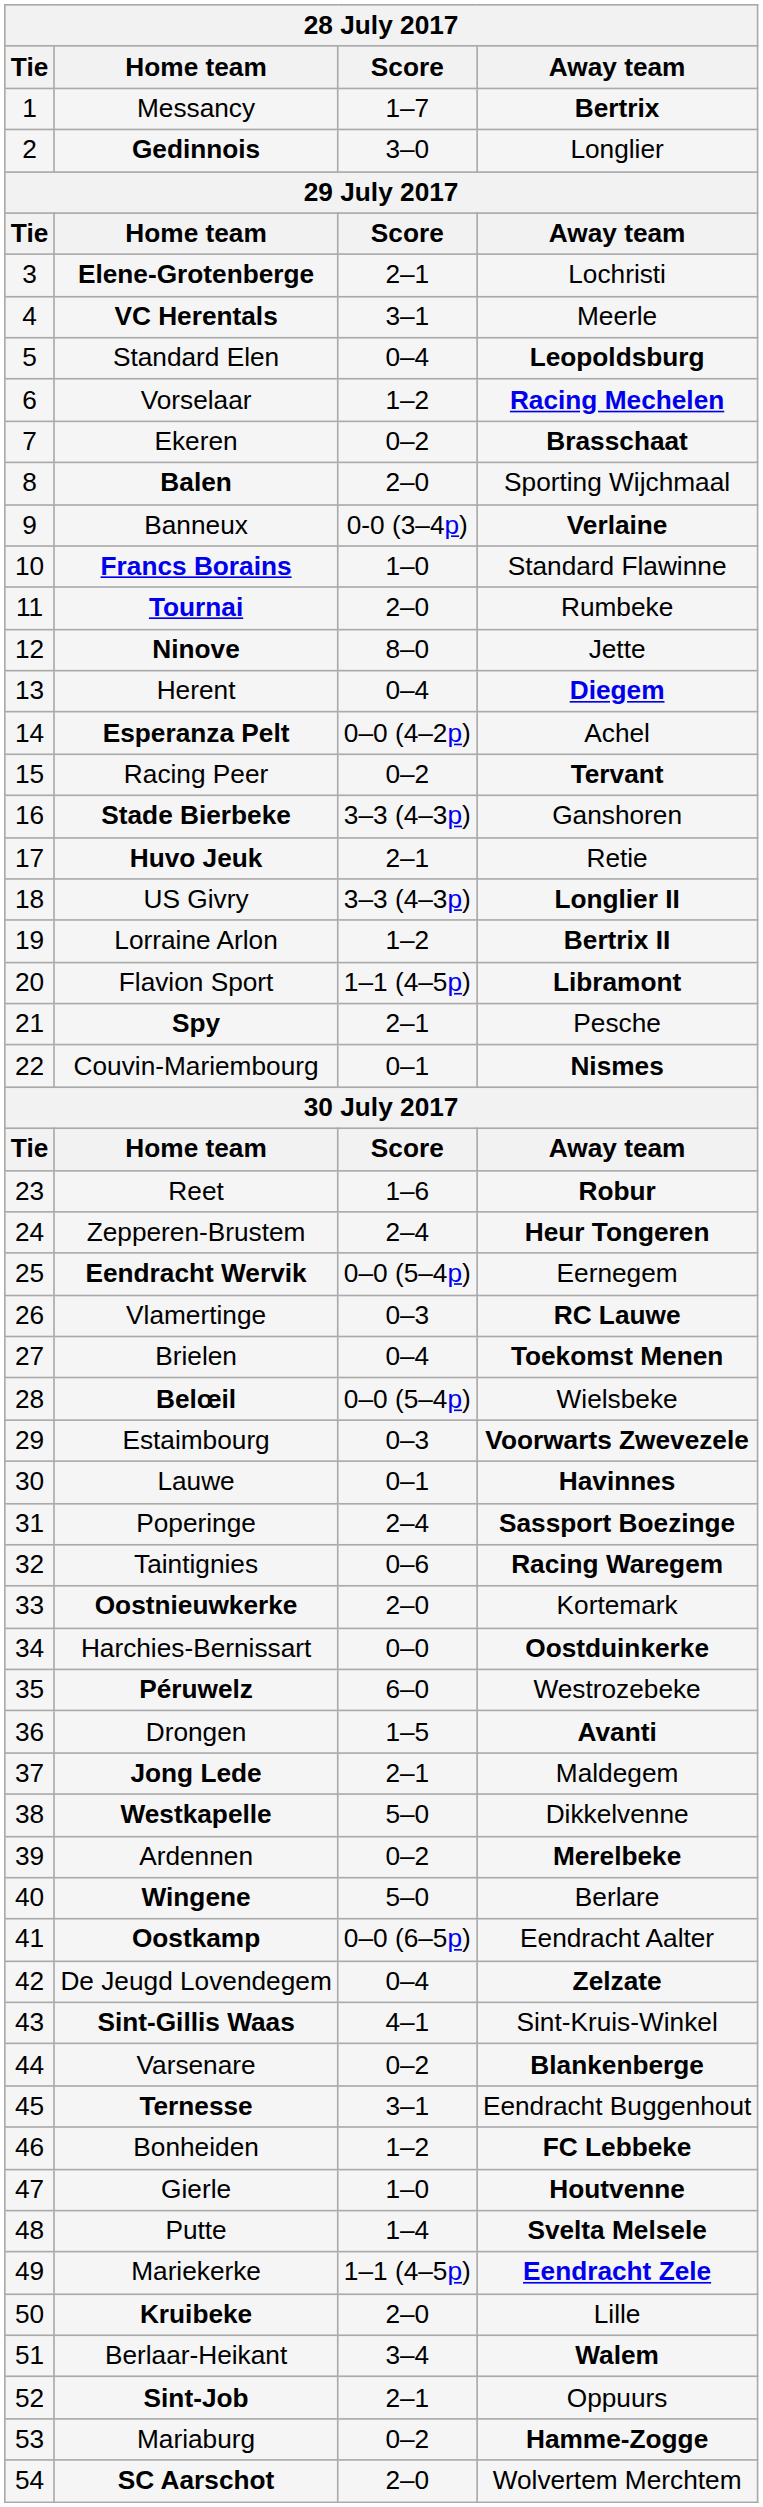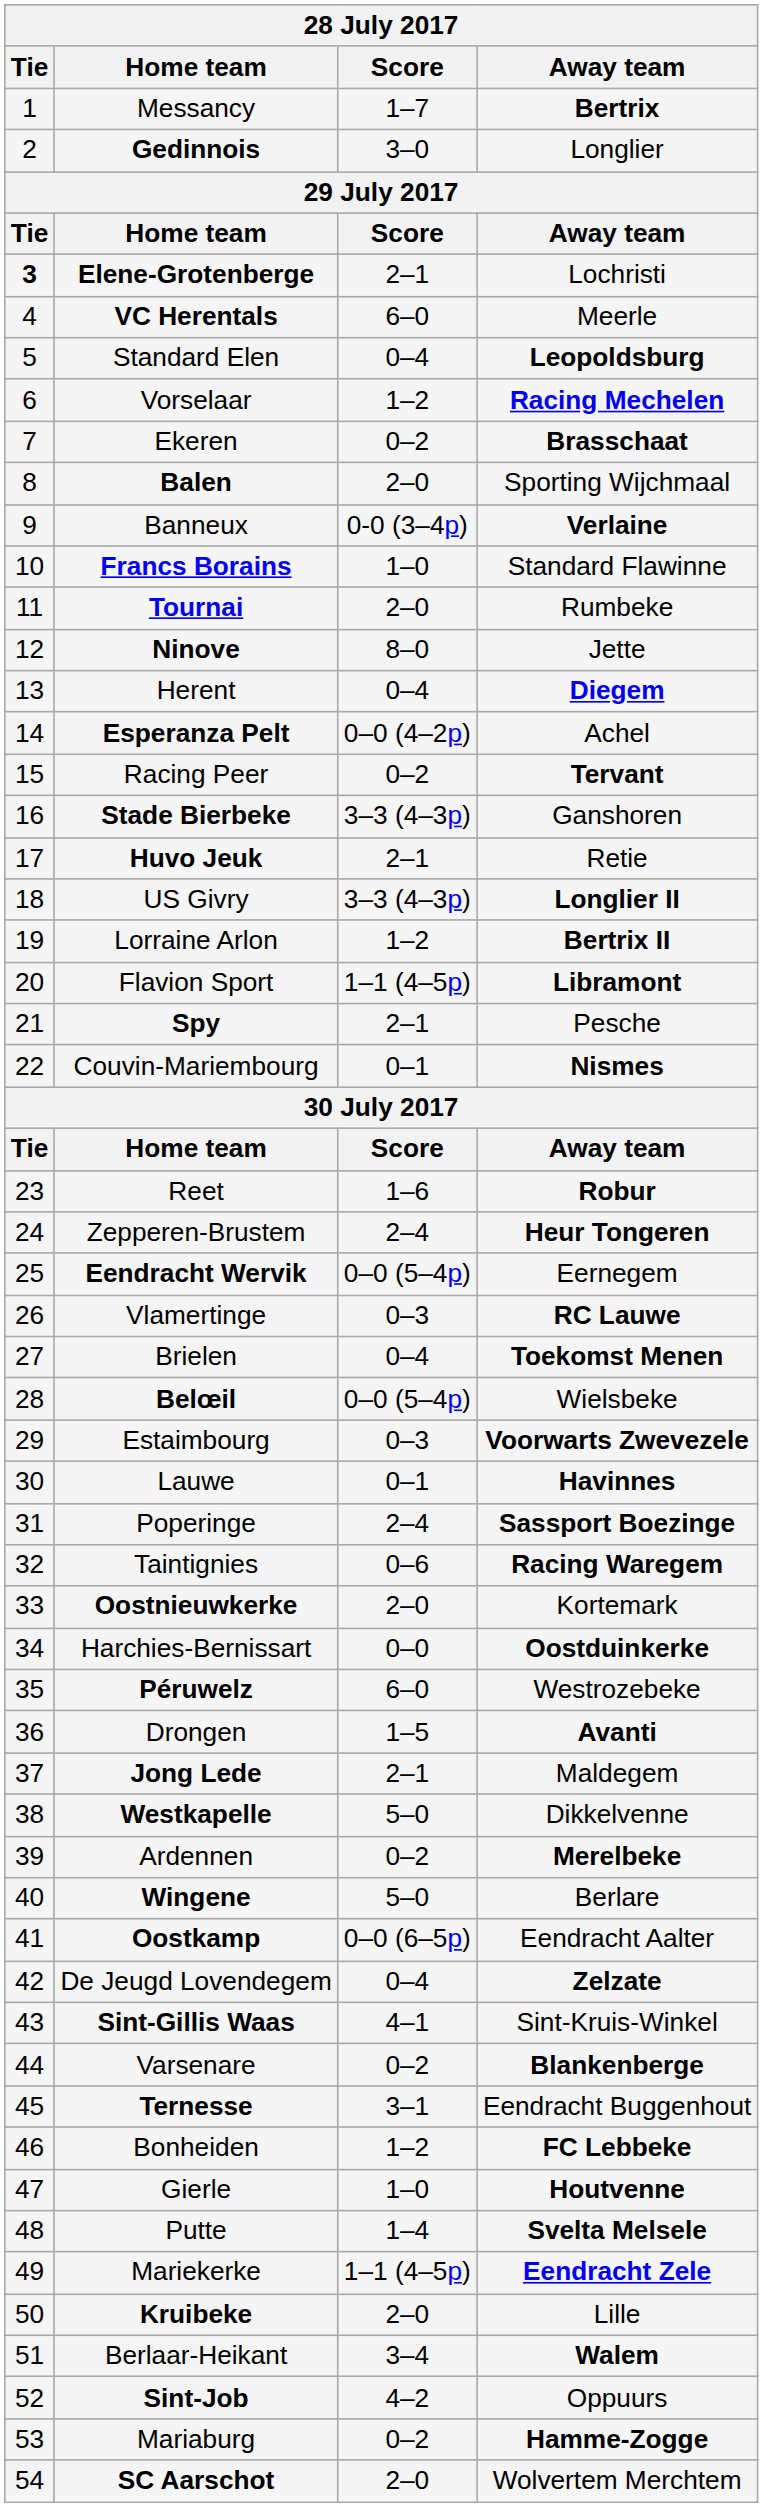(30, 274) normal -> (30, 274) bold
(407, 316) 3–1 -> (407, 316) 6–0
(407, 2397) 2–1 -> (407, 2397) 4–2
